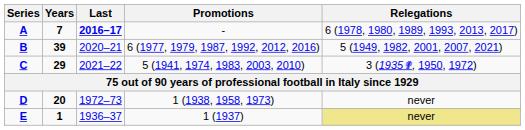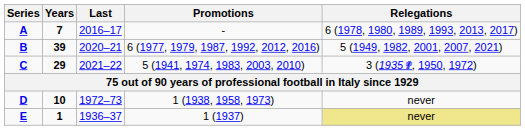(101, 31) bold -> (101, 31) normal
(60, 100) 20 -> (60, 100) 10
